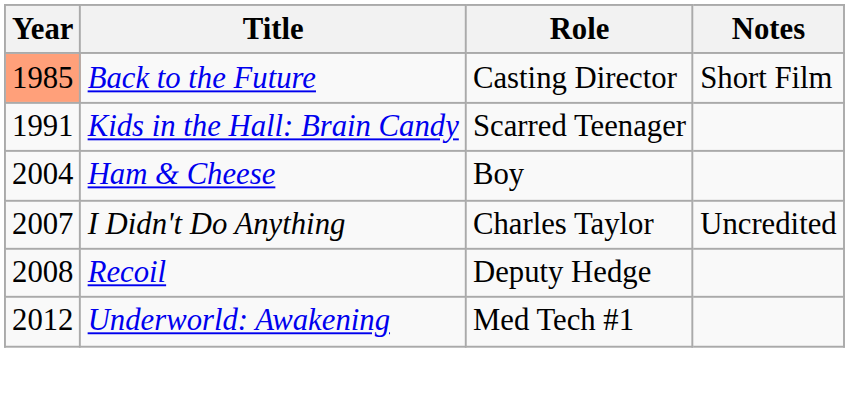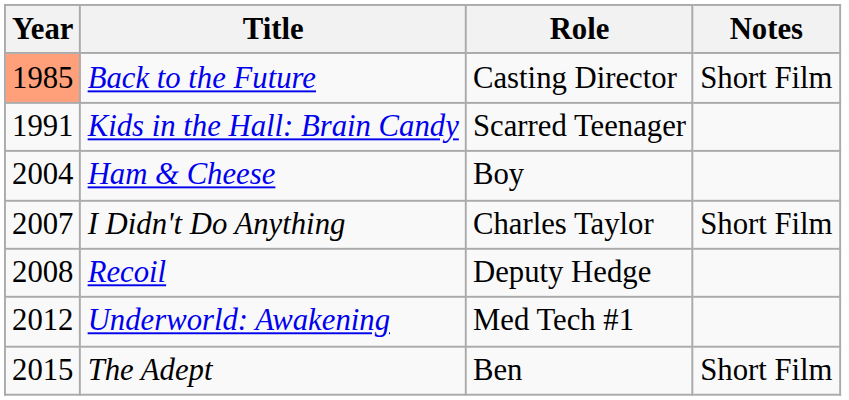(768, 223) Uncredited -> (766, 223) Short Film
+ row: (150, 369)
